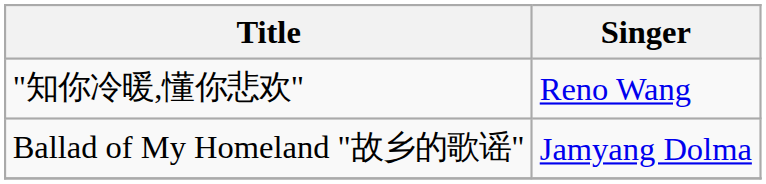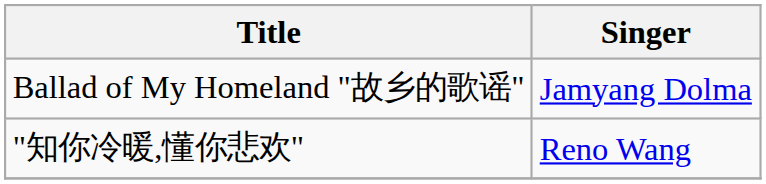rows swapped: (269, 147) <-> (158, 87)
